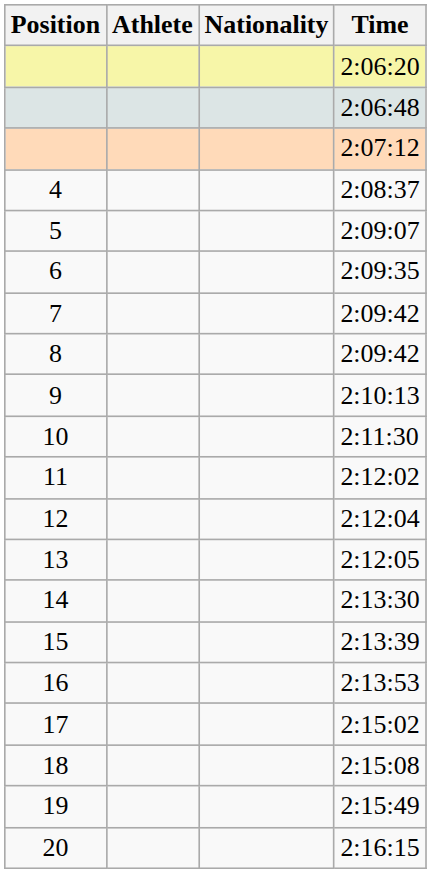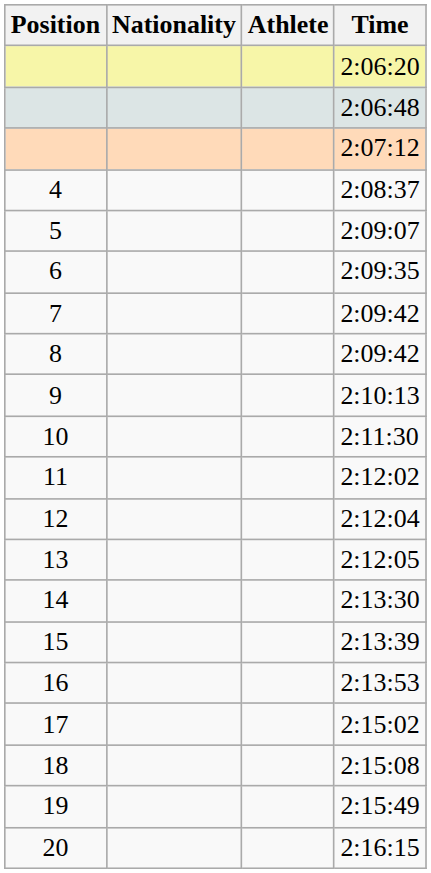columns swapped: (152, 25) <-> (267, 25)
